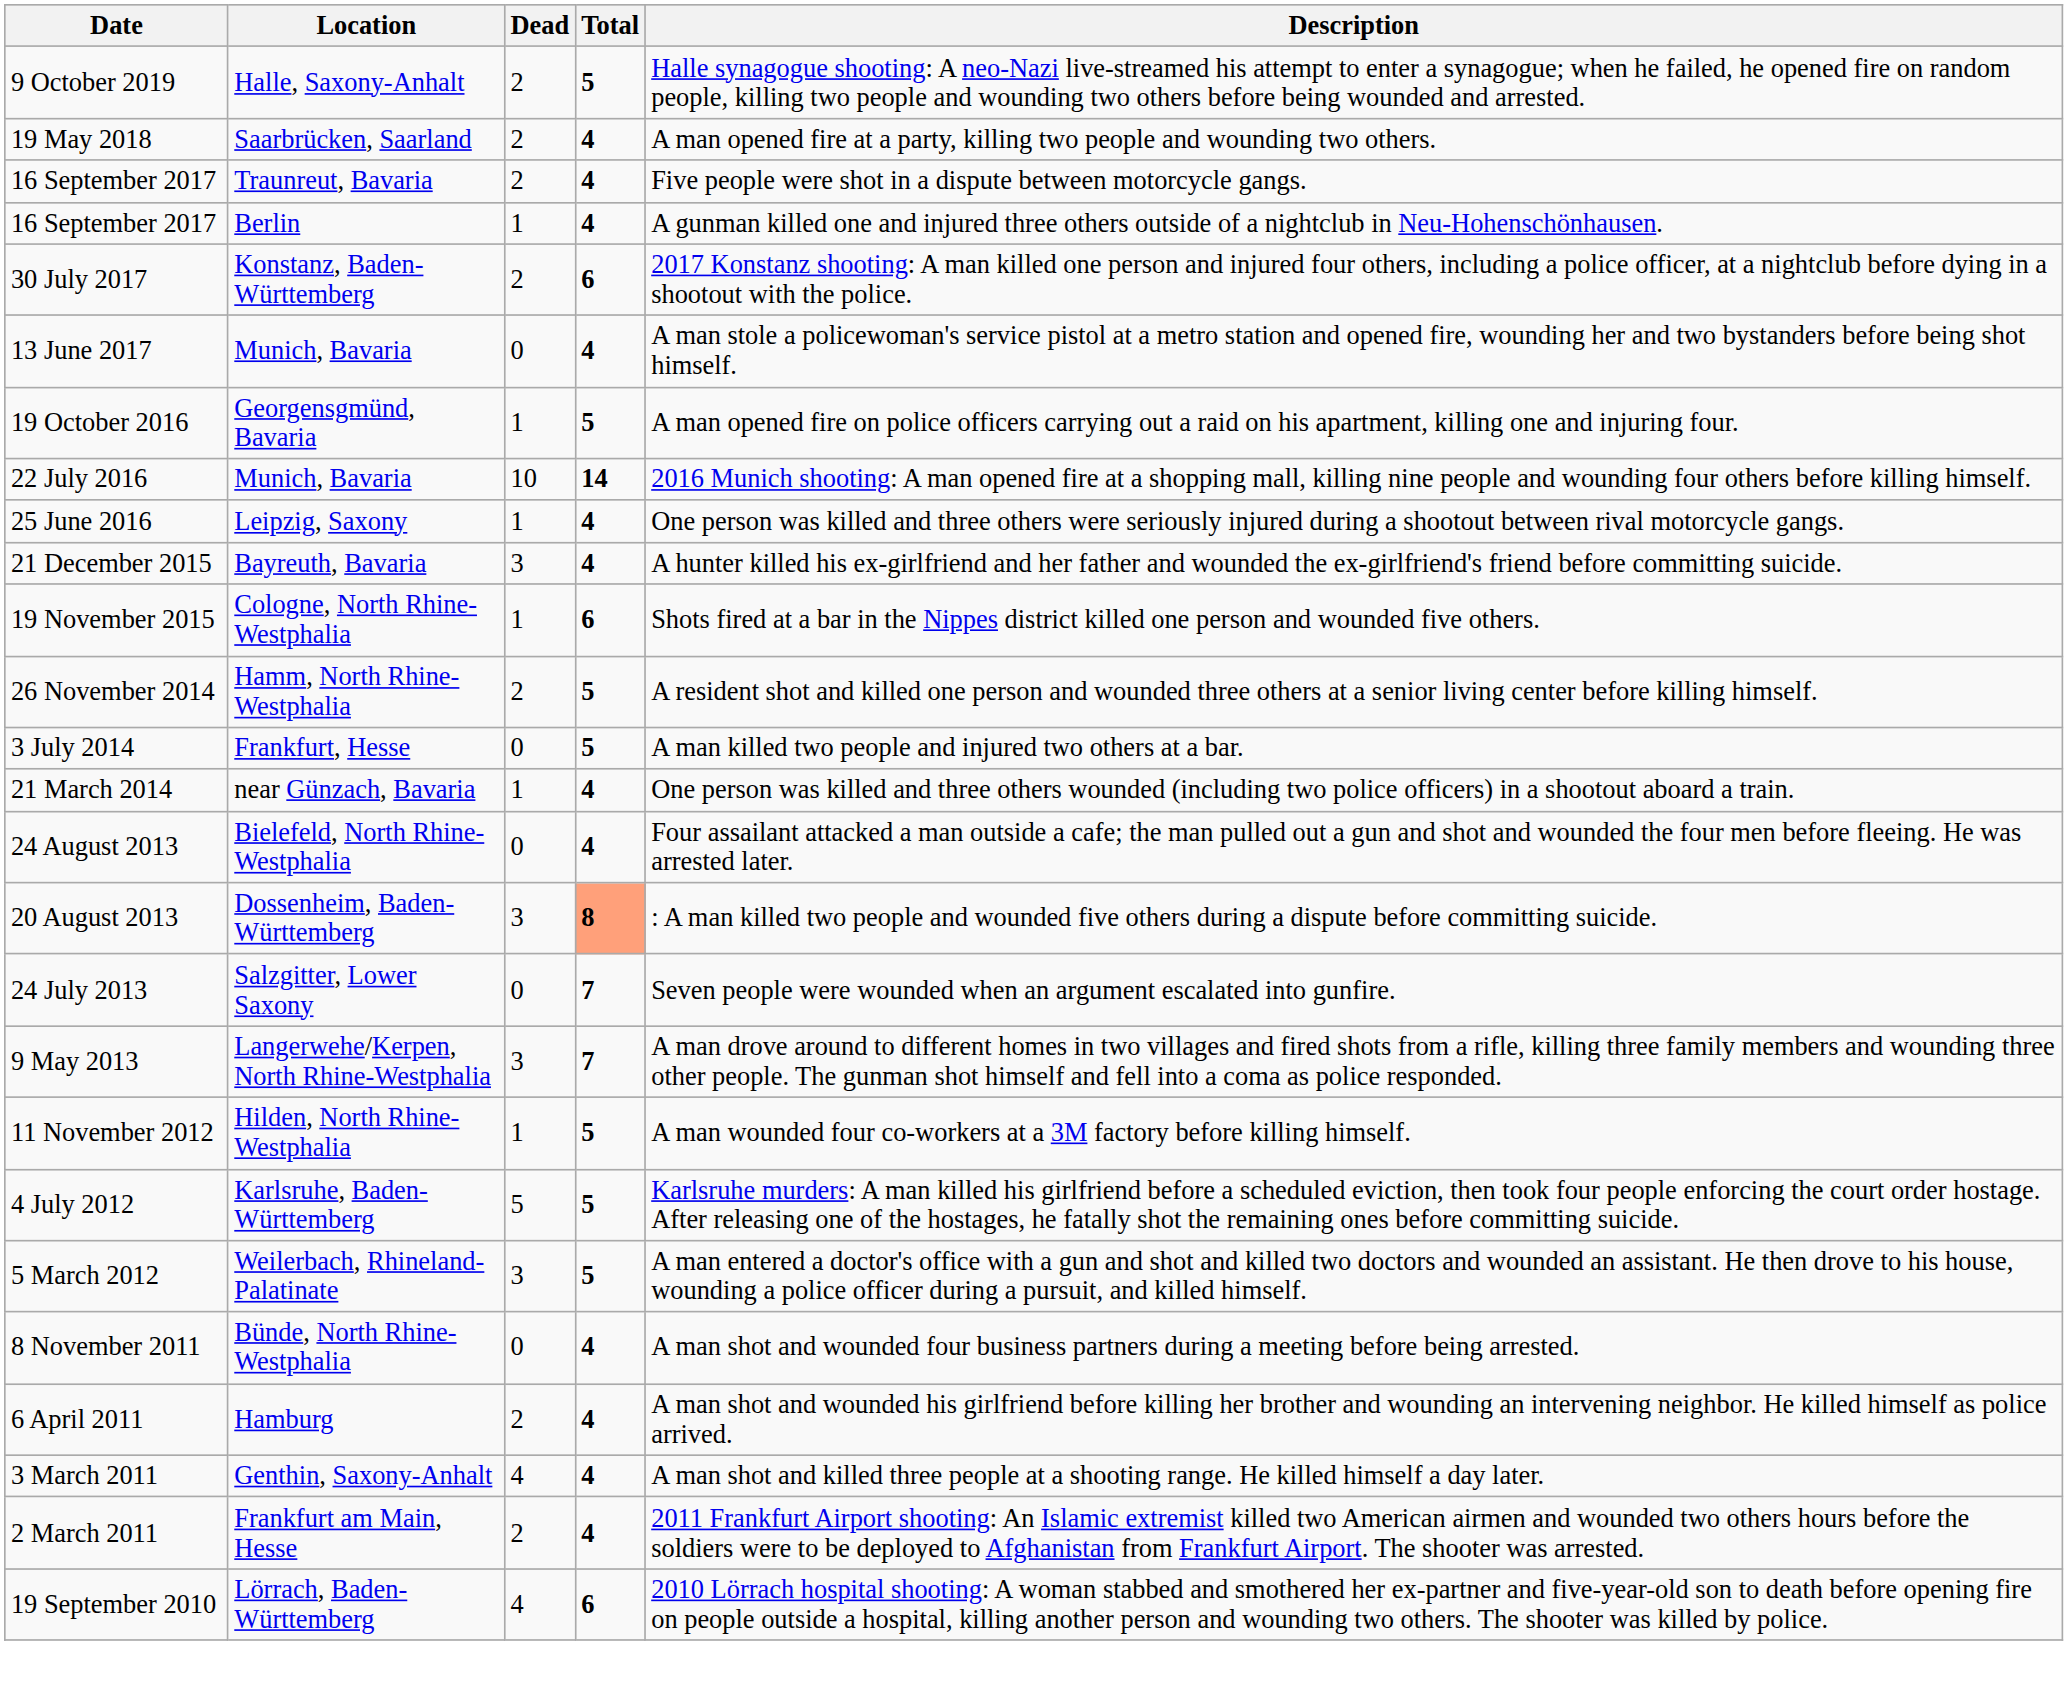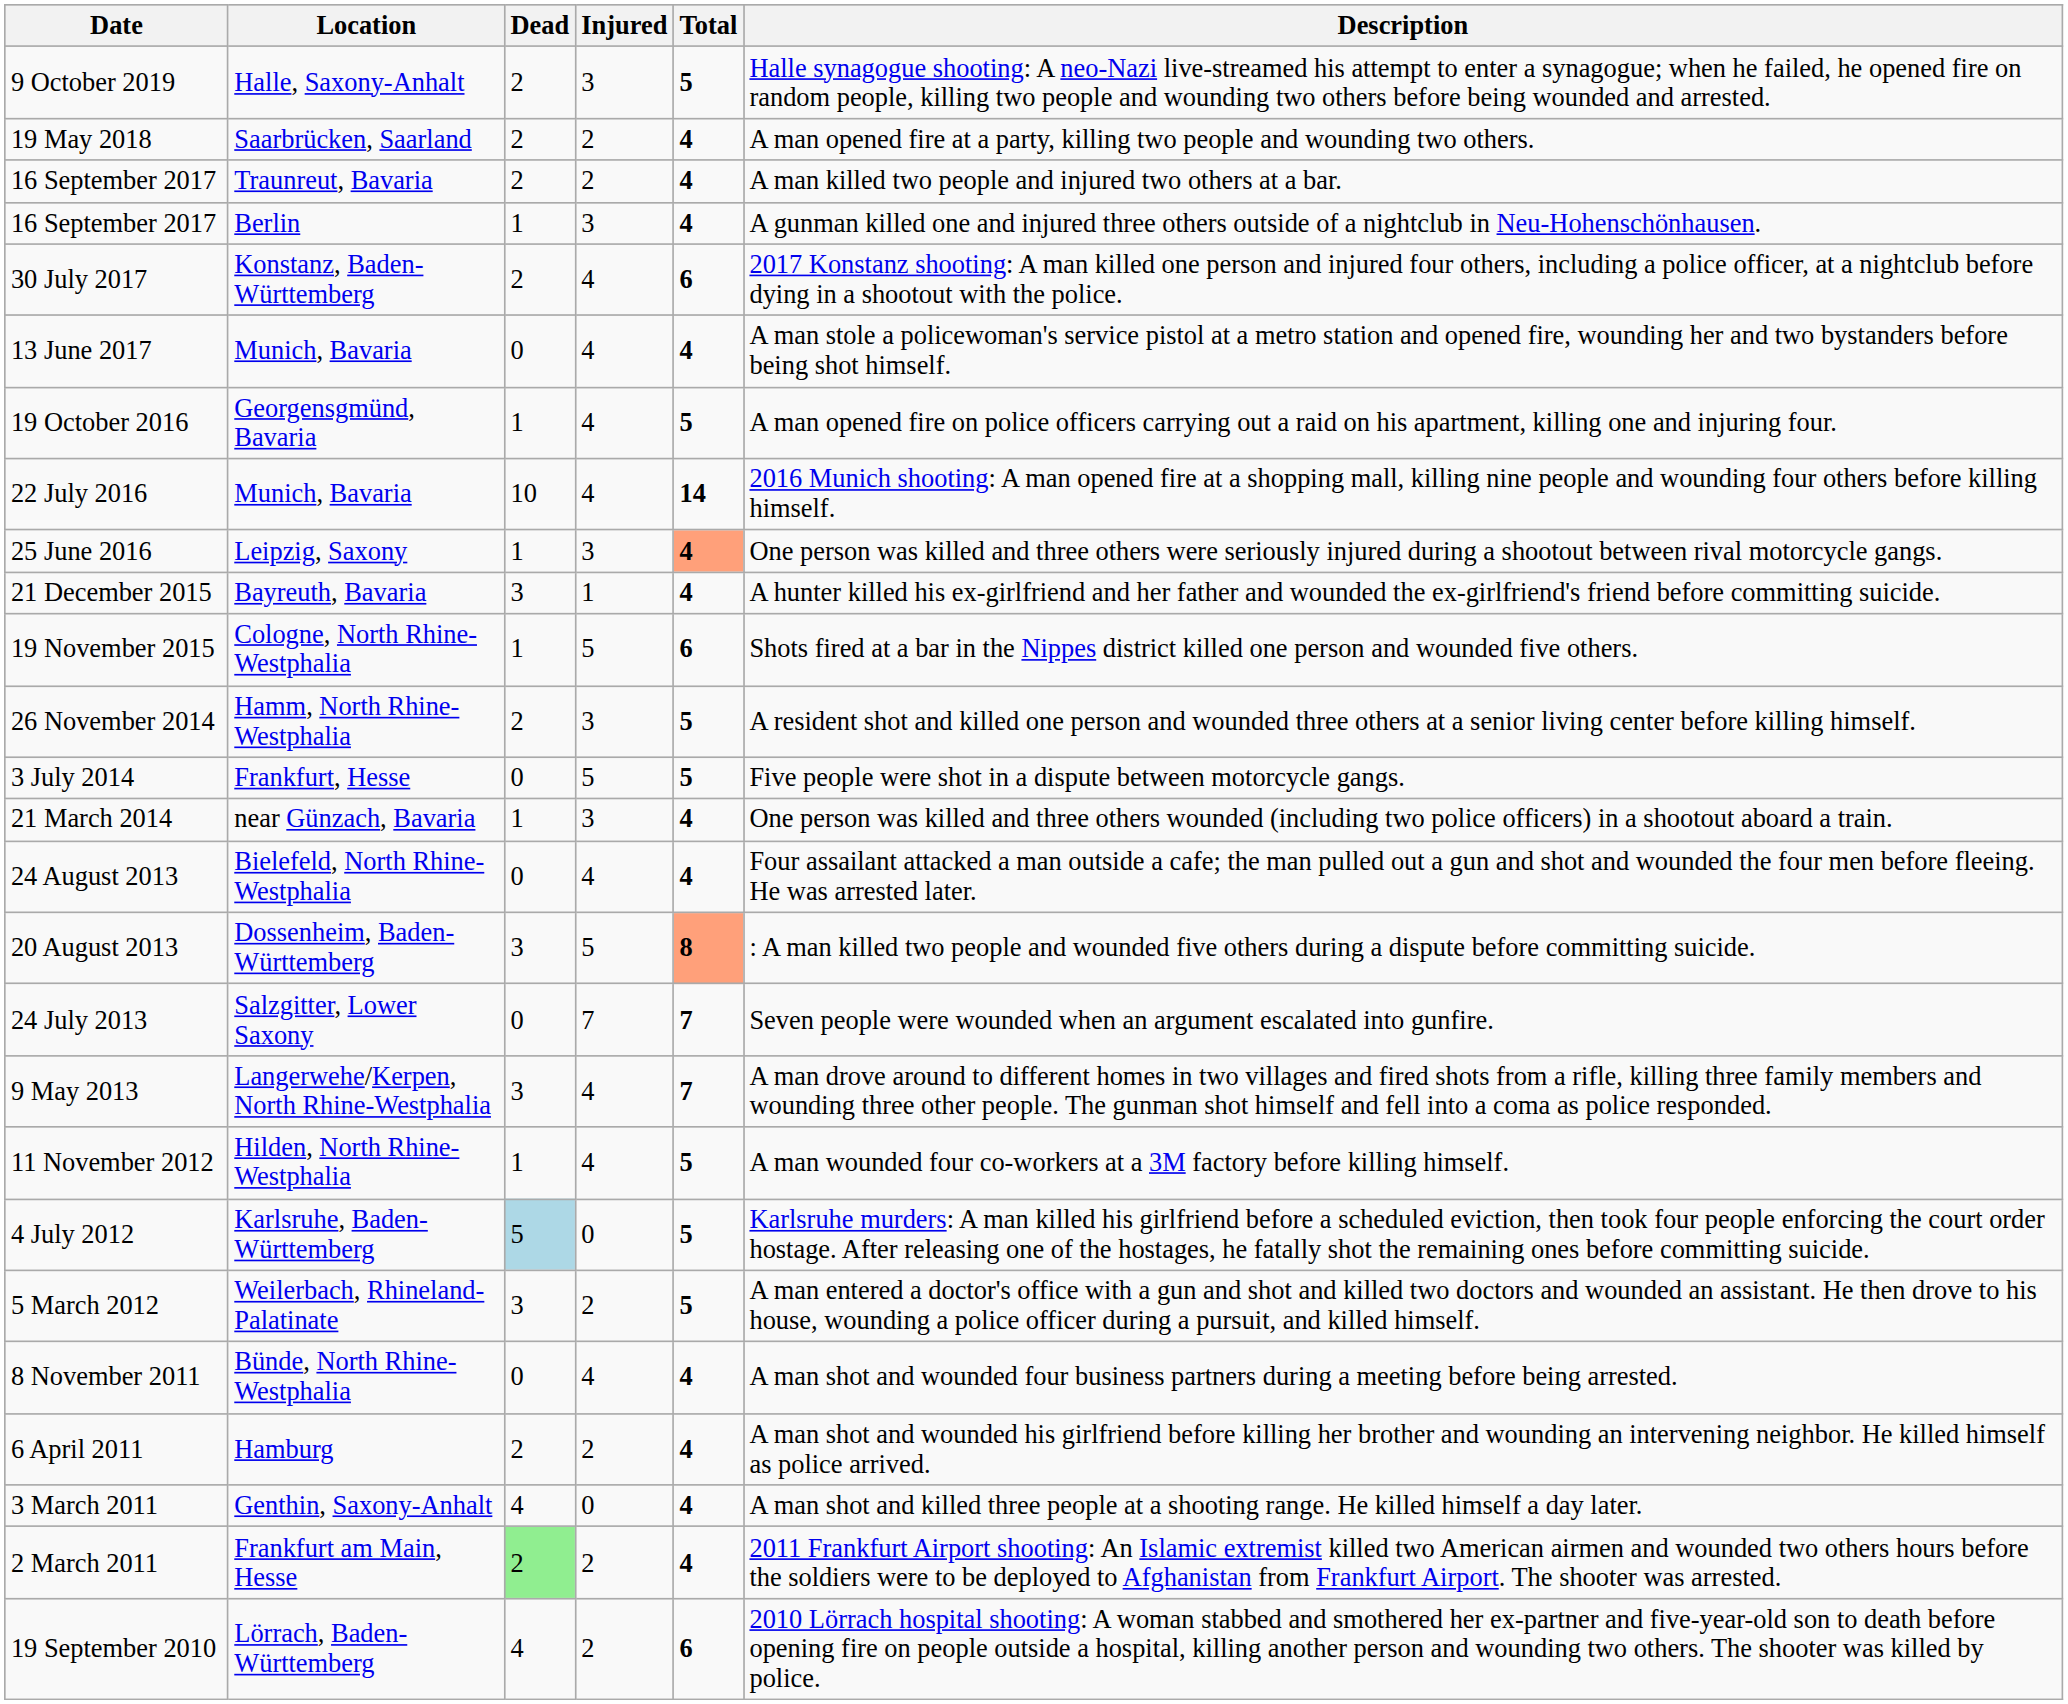+ column: (624, 25)
(979, 180) Five people were shot in a dispute between motorcycle gangs. -> (1046, 180) A man killed two people and injured two others at a bar.
(588, 521) no background -> (686, 550) lightsalmon background
(947, 747) A man killed two people and injured two others at a bar. -> (1077, 777) Five people were shot in a dispute between motorcycle gangs.
(517, 1204) no background -> (517, 1234) lightblue background
(517, 1532) no background -> (517, 1562) lightgreen background
